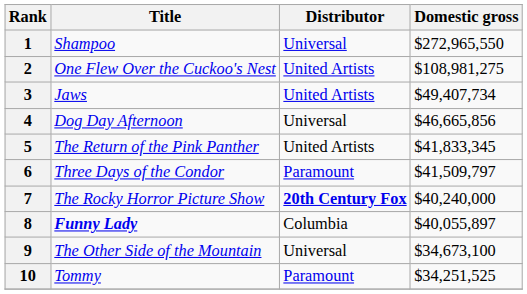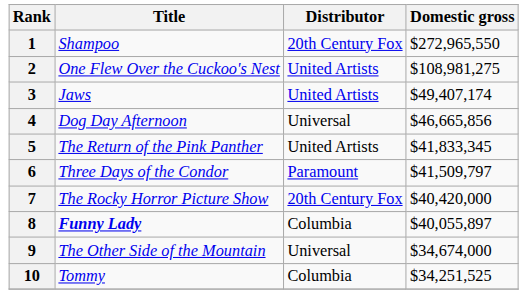(315, 43) Universal -> (345, 43) 20th Century Fox
(455, 95) $49,407,734 -> (451, 95) $49,407,174
(345, 198) bold -> (345, 198) normal
(455, 198) $40,240,000 -> (451, 198) $40,420,000
(455, 250) $34,673,100 -> (451, 250) $34,674,000
(319, 276) Paramount -> (320, 276) Columbia
